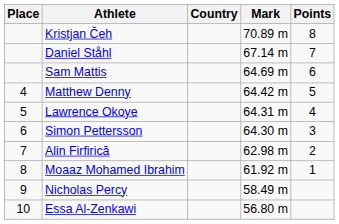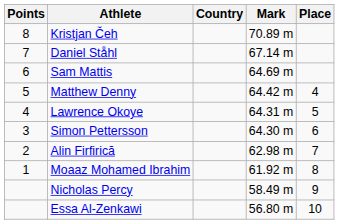columns swapped: (23, 14) <-> (312, 14)
